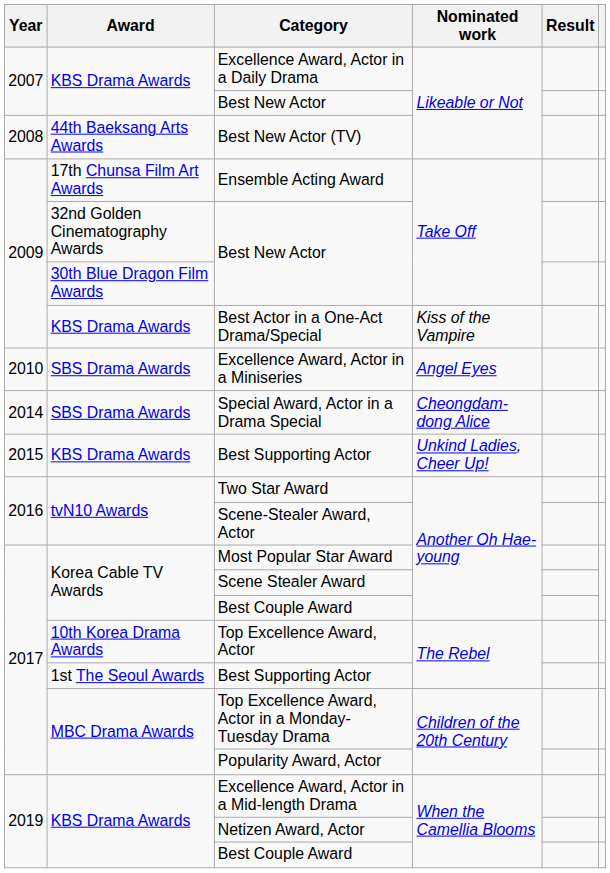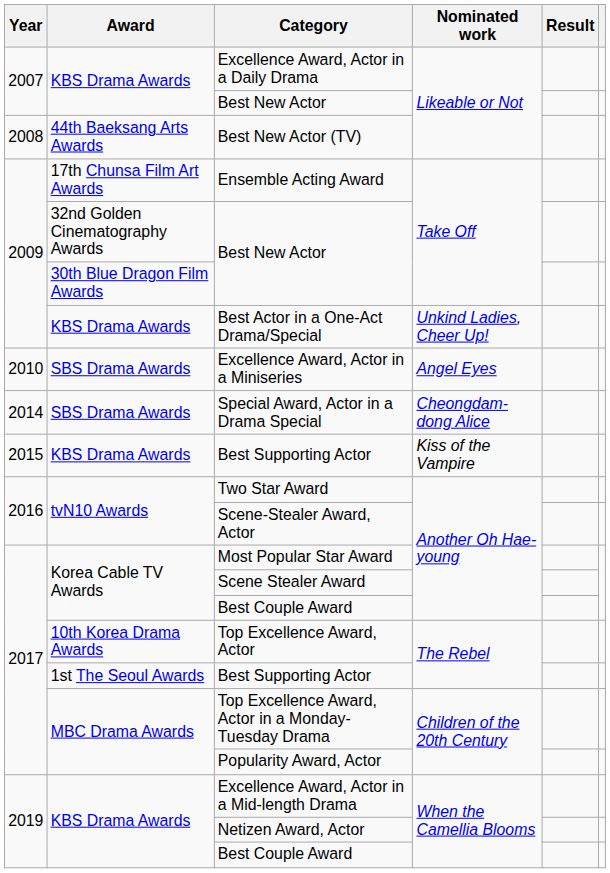(453, 326) Kiss of the Vampire -> (469, 326) Unkind Ladies, Cheer Up!
(469, 455) Unkind Ladies, Cheer Up! -> (453, 455) Kiss of the Vampire
